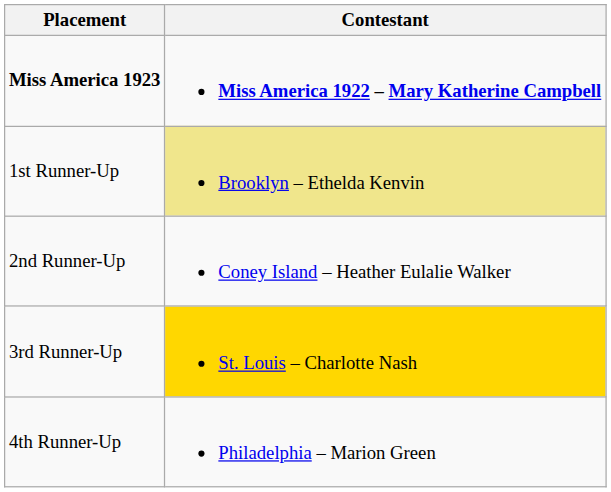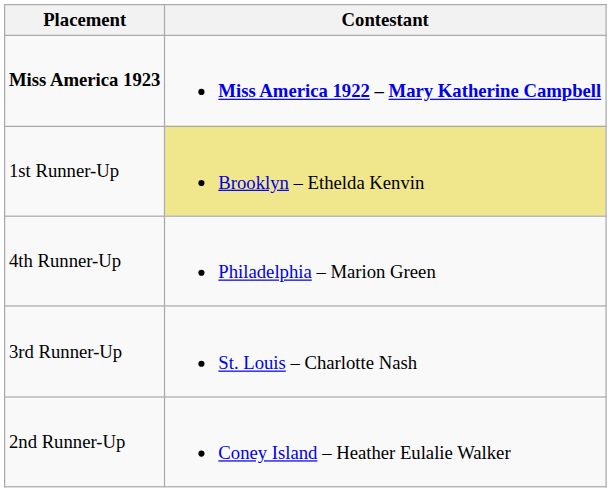rows swapped: (67, 261) <-> (65, 441)
(385, 363) gold background -> (385, 363) no background
